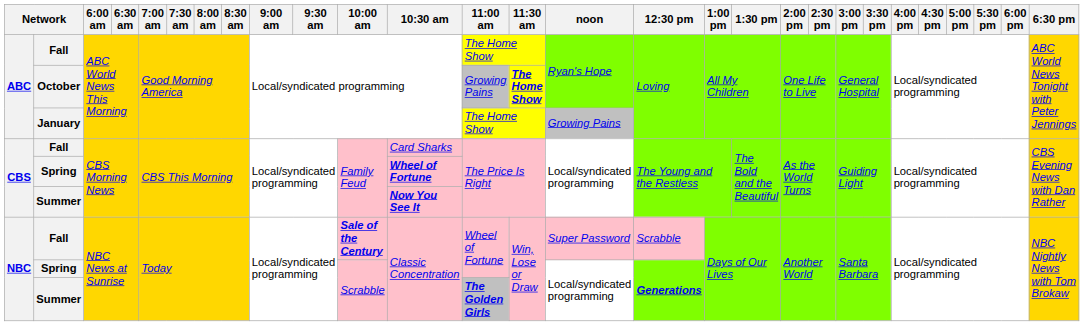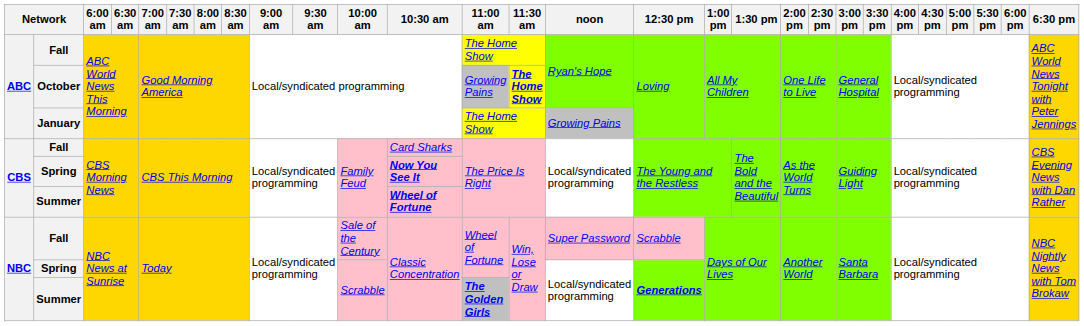(413, 171) Wheel of Fortune -> (413, 171) Now You See It
(413, 201) Now You See It -> (413, 201) Wheel of Fortune
(362, 238) bold -> (360, 238) normal
